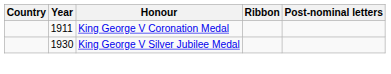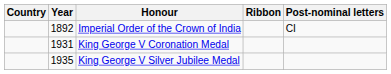+ row: (160, 28)
(62, 28) 1911 -> (62, 45) 1931
(62, 45) 1930 -> (62, 61) 1935
